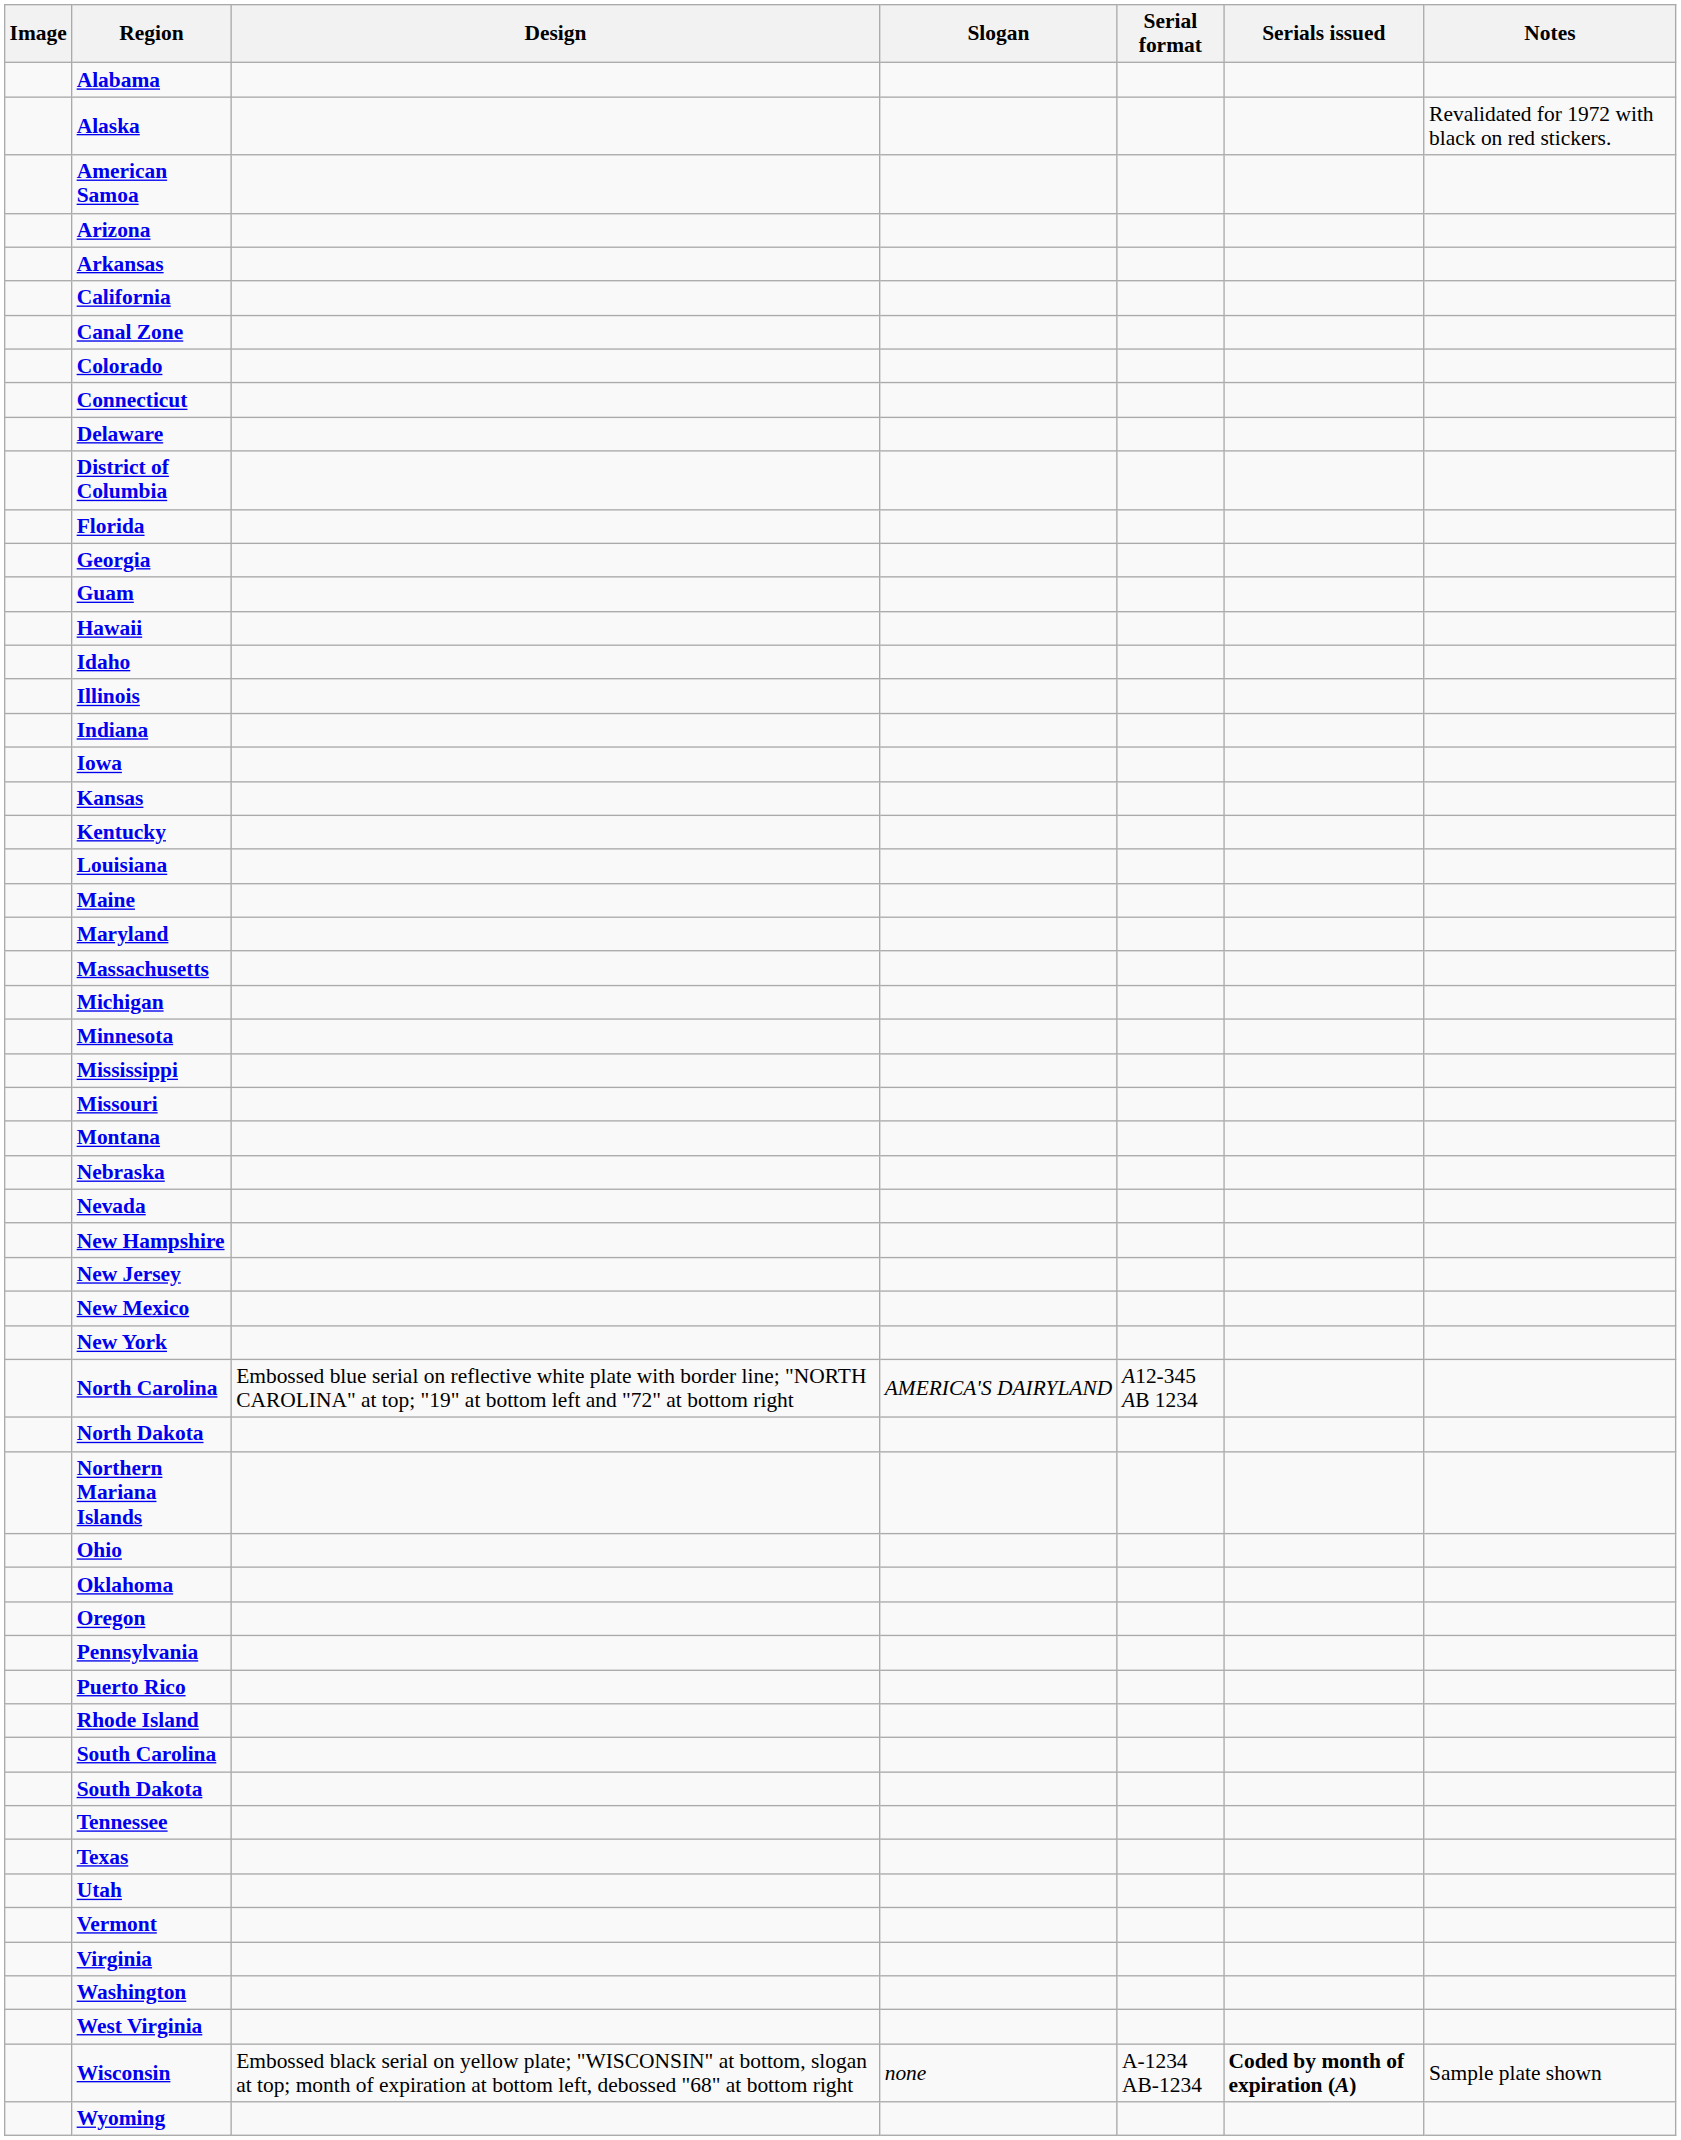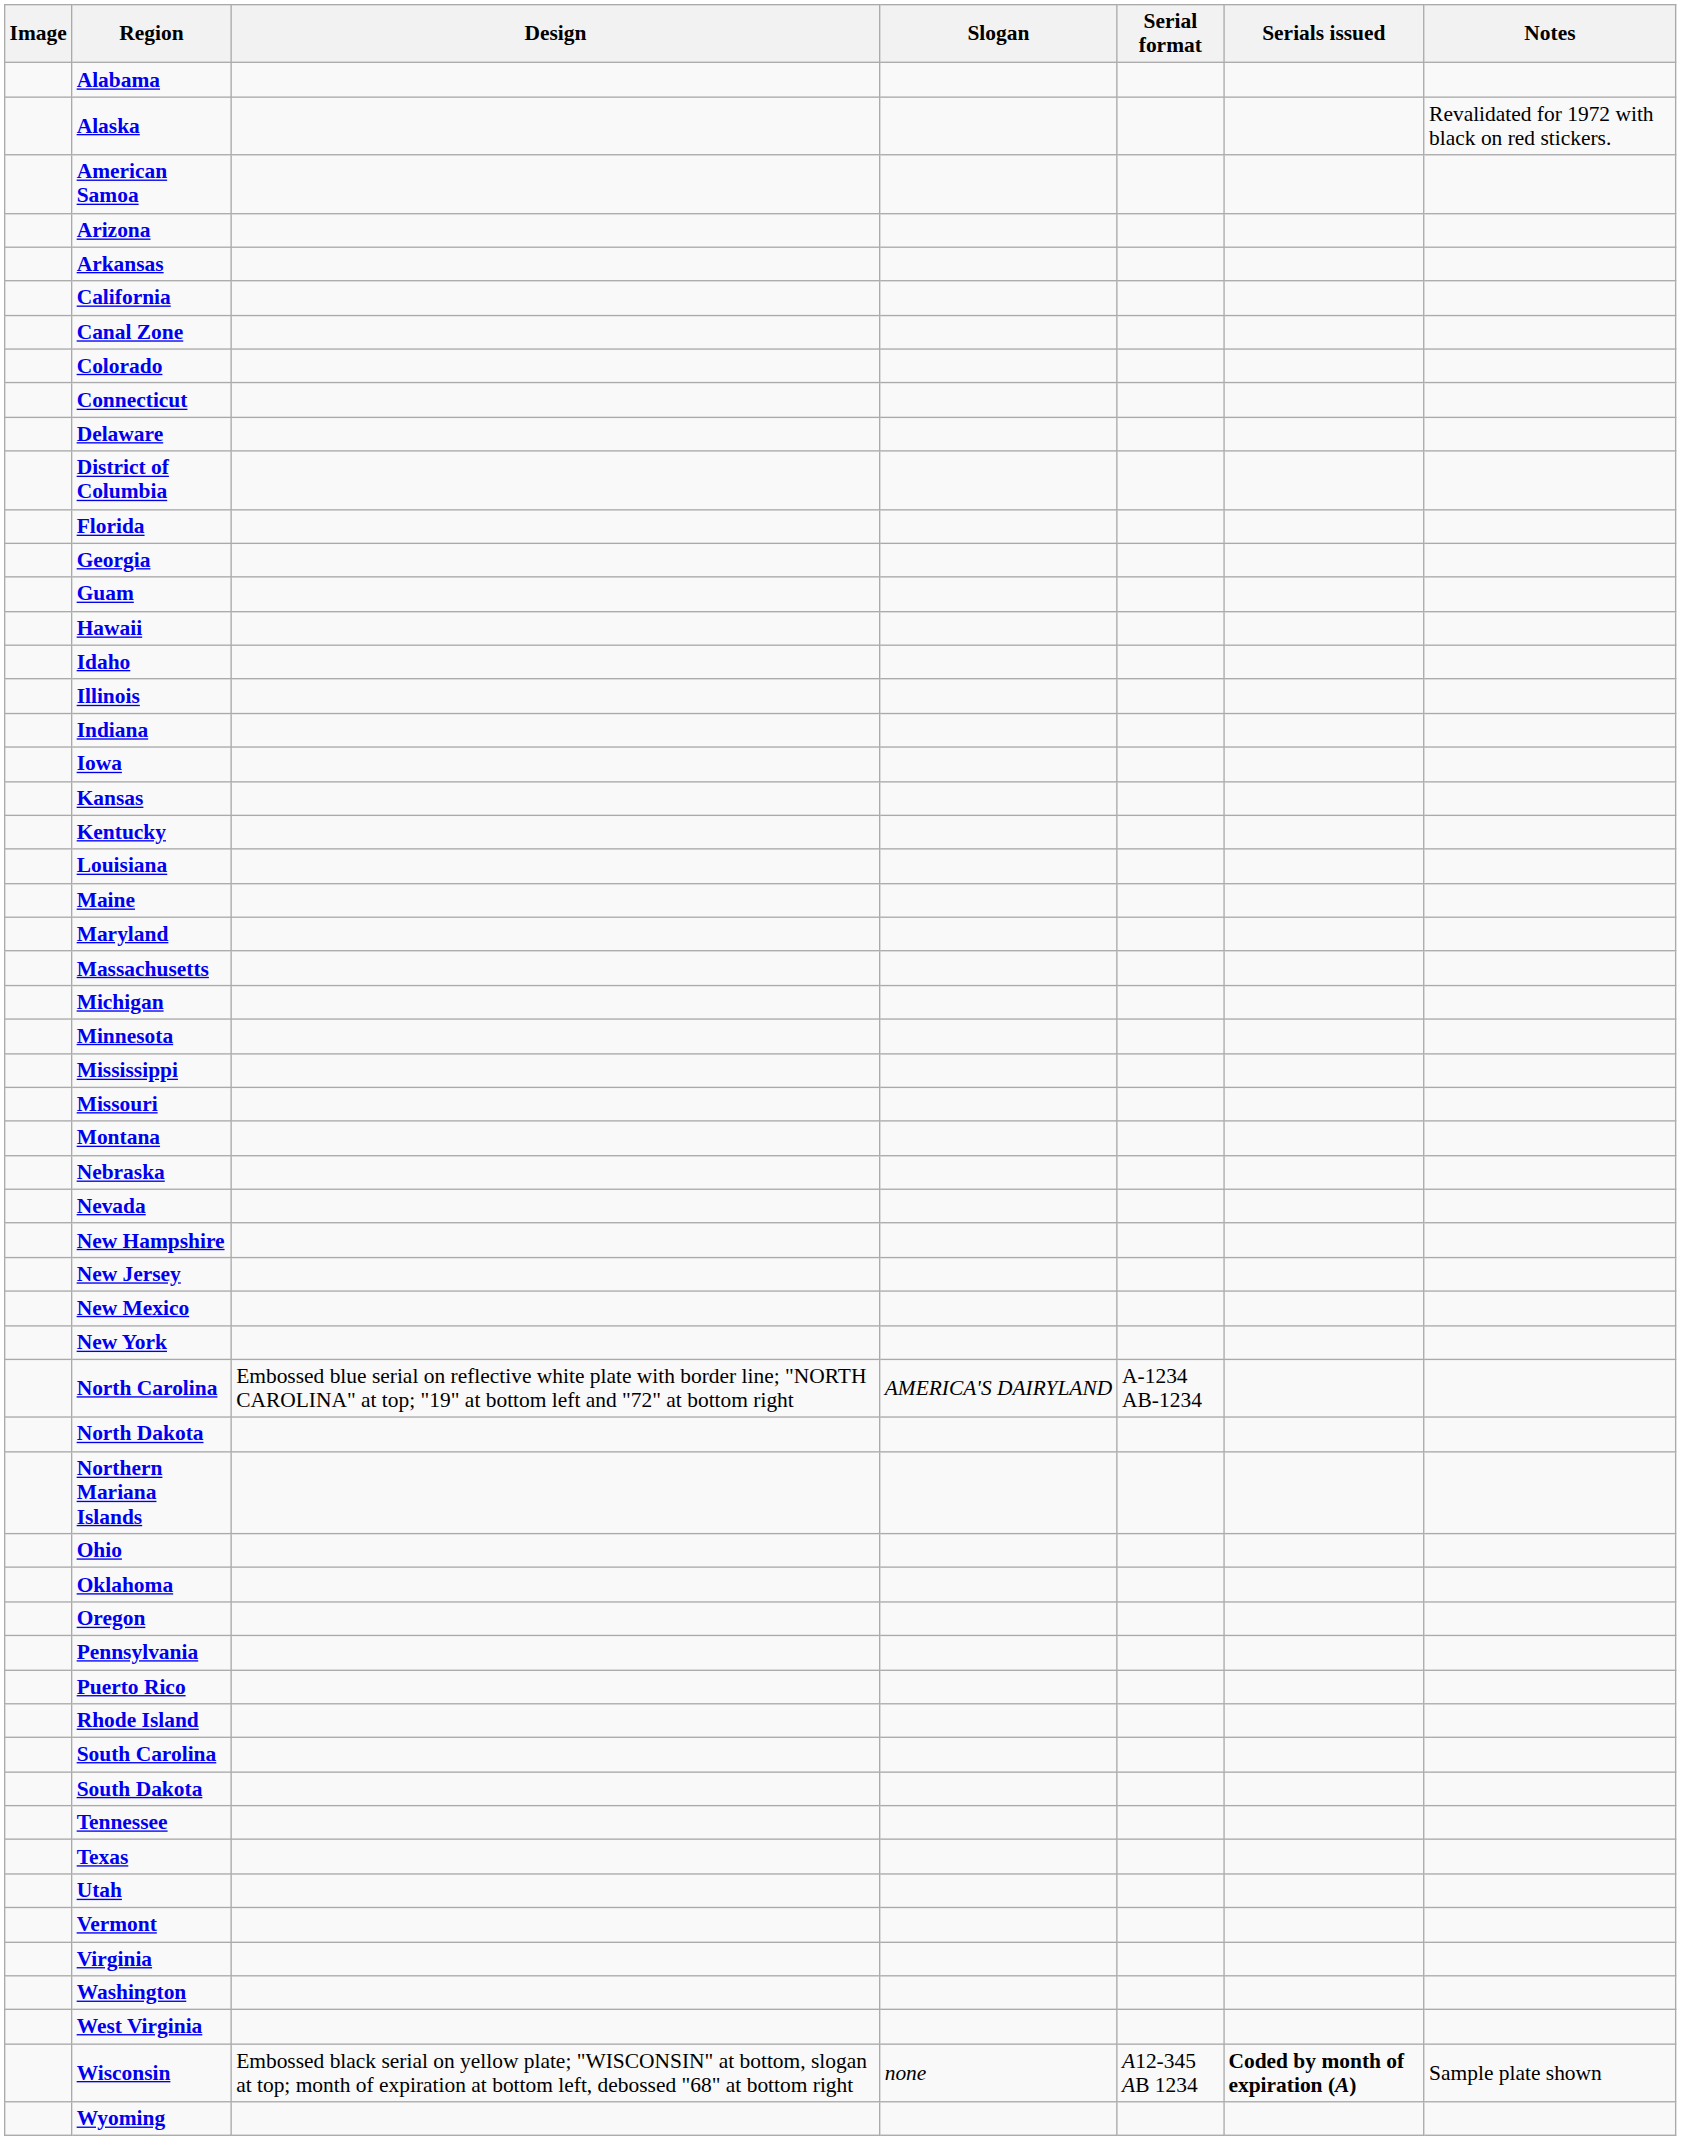(1160, 1388) A12-345 AB 1234 -> (1162, 1388) A-1234 AB-1234
(1162, 2072) A-1234 AB-1234 -> (1160, 2072) A12-345 AB 1234
